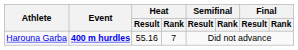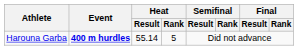(147, 39) 55.16 -> (147, 39) 55.14
(174, 39) 7 -> (174, 39) 5
